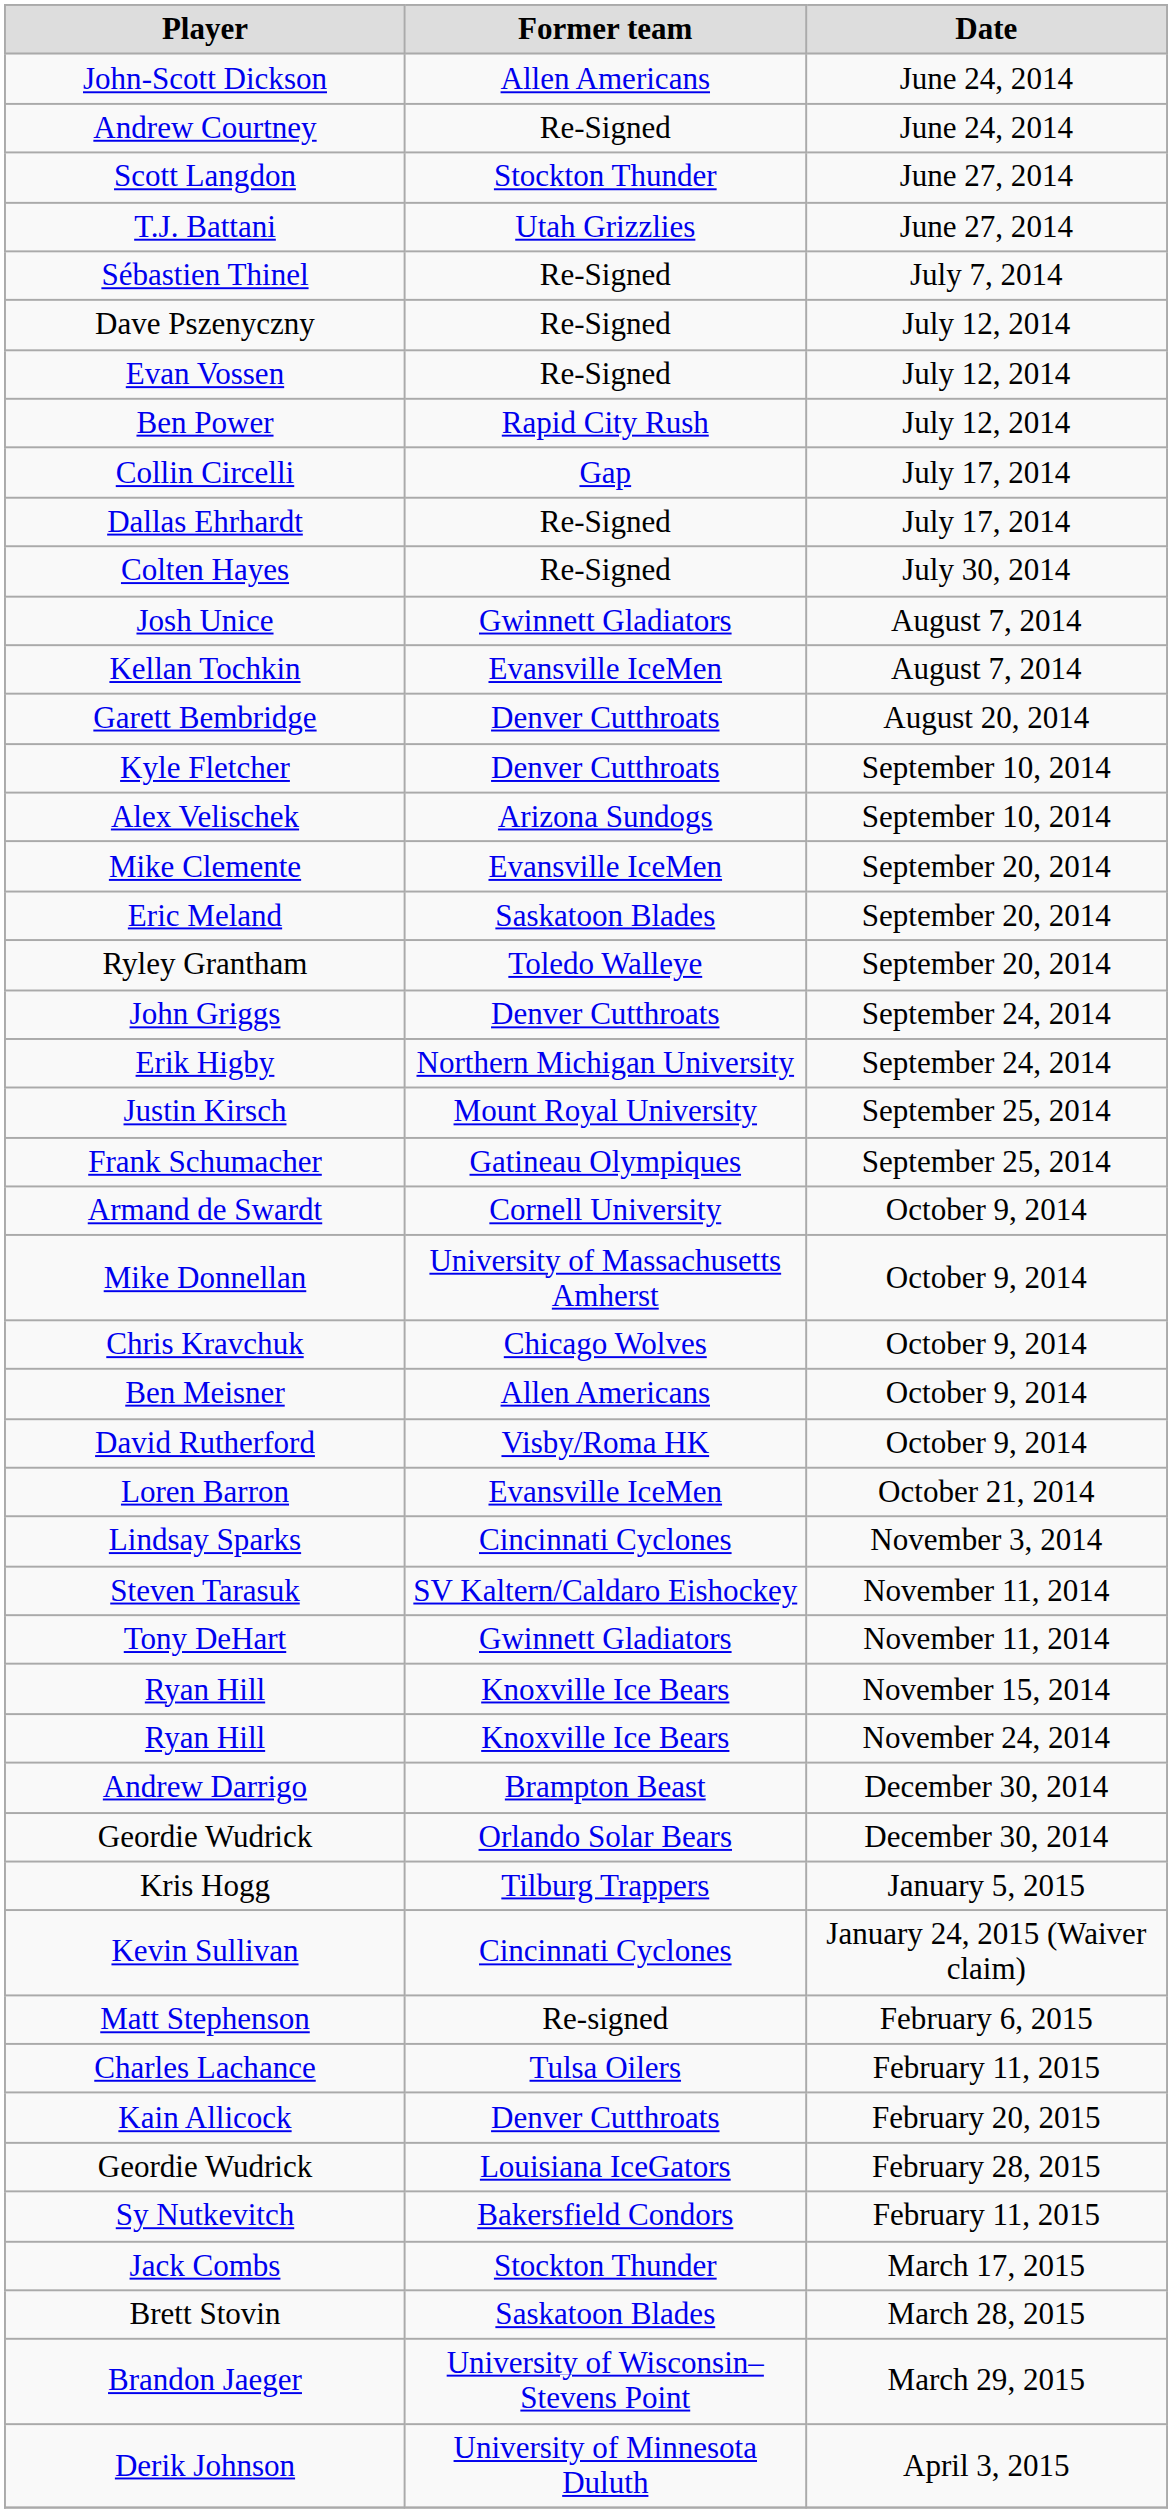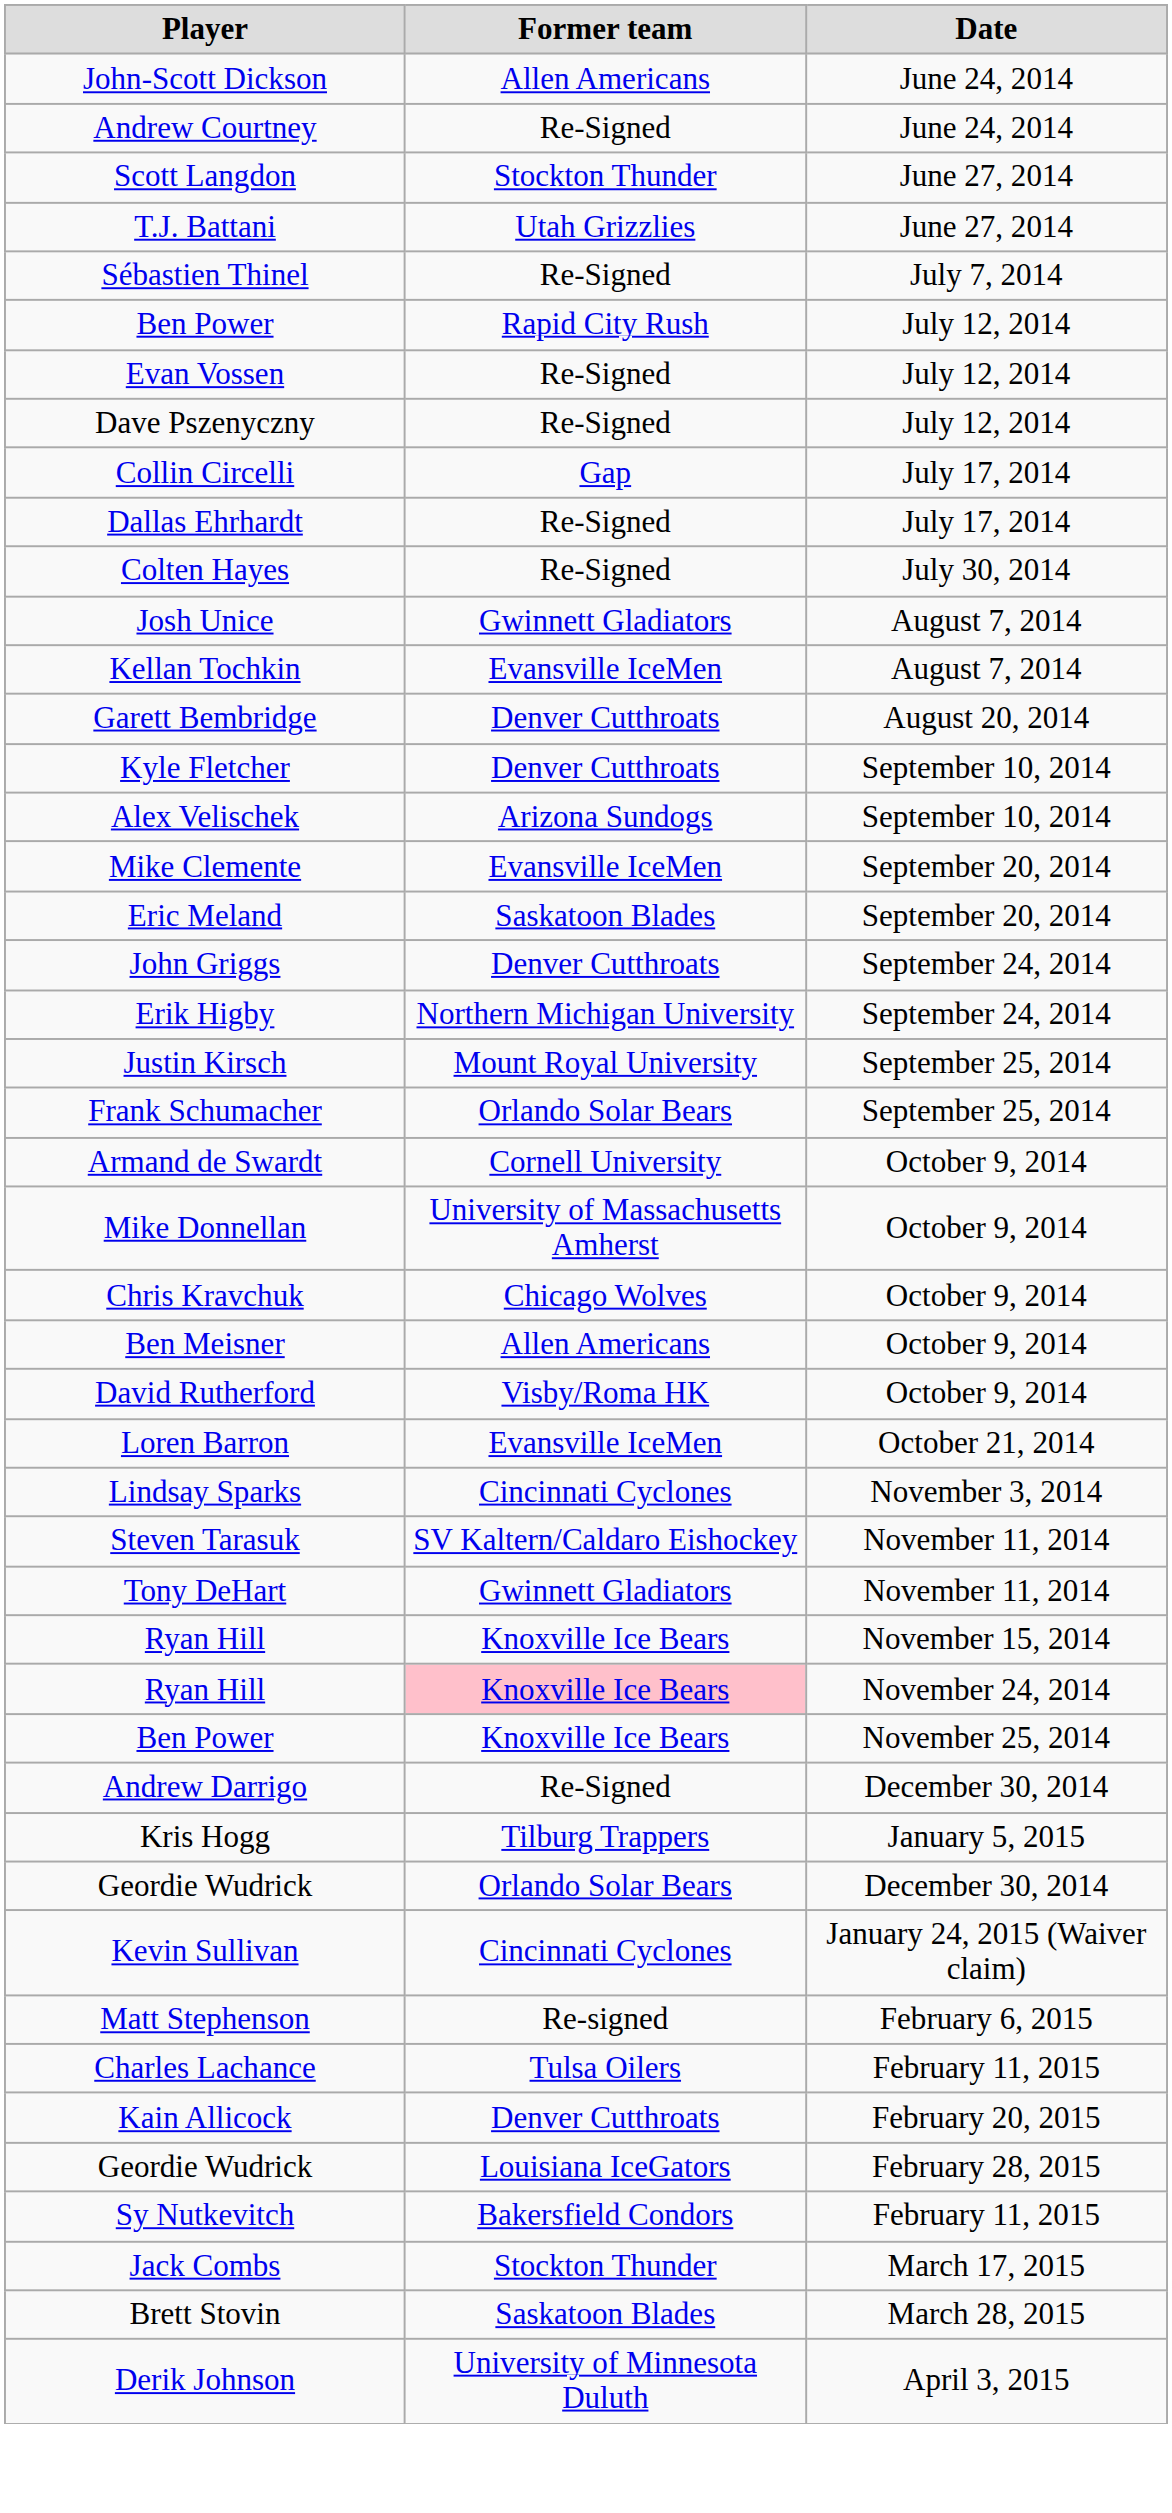rows swapped: (205, 324) <-> (205, 422)
- row: (205, 964)
(605, 1161) Gatineau Olympiques -> (605, 1112) Orlando Solar Bears
(605, 1737) no background -> (605, 1688) pink background
+ row: (205, 1737)
(605, 1786) Brampton Beast -> (605, 1786) Re-Signed
rows swapped: (205, 1836) <-> (205, 1885)
- row: (205, 2380)
